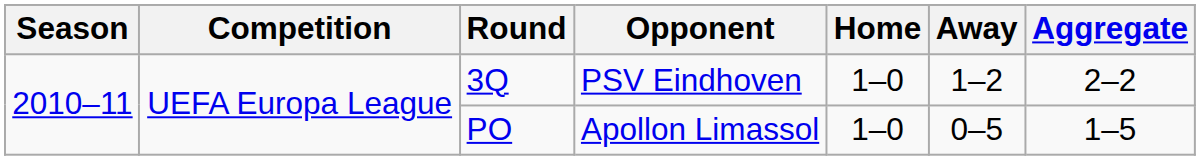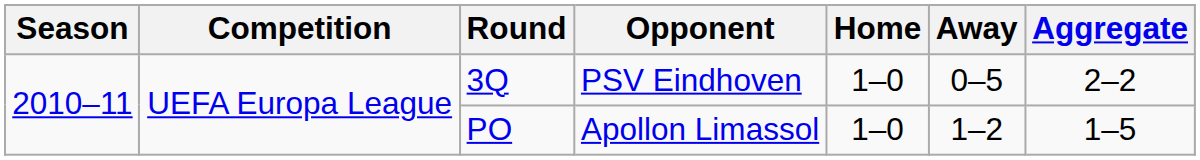(977, 79) 1–2 -> (977, 79) 0–5
(977, 129) 0–5 -> (977, 129) 1–2
